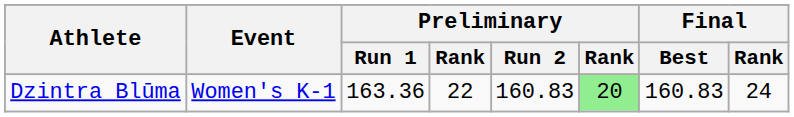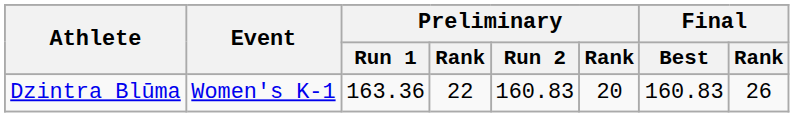(610, 92) lightgreen background -> (610, 92) no background
(759, 92) 24 -> (759, 92) 26
